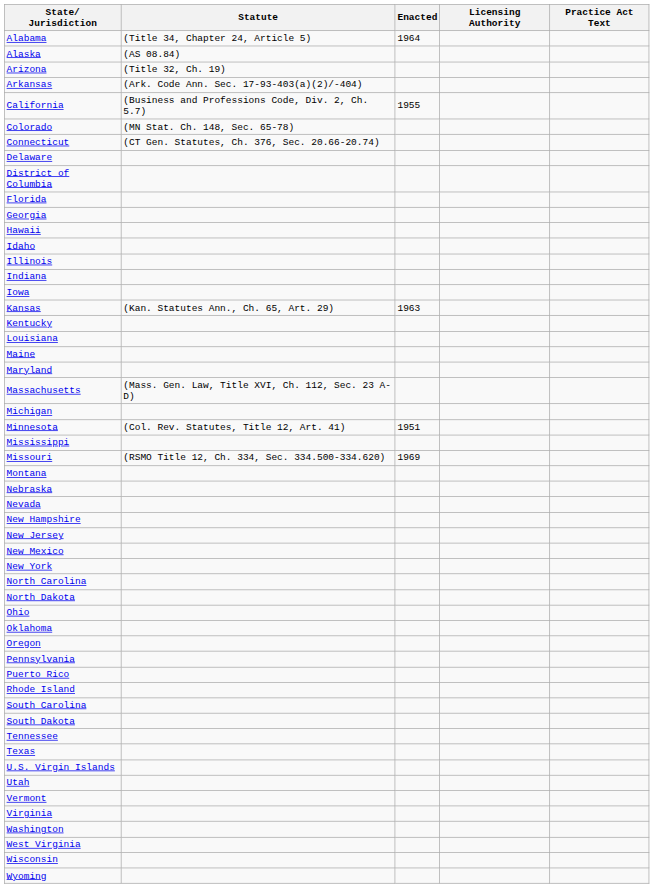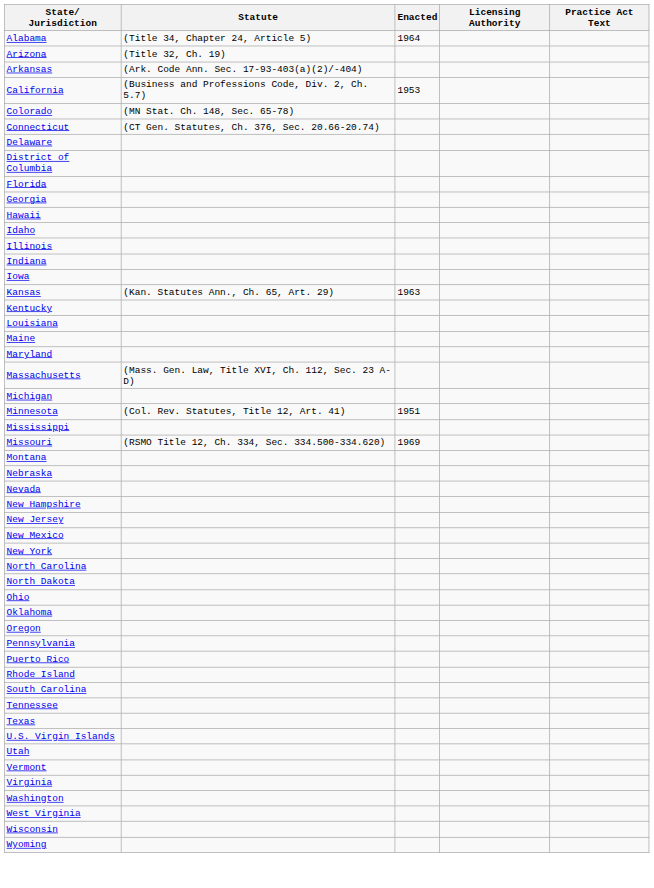- row: (24, 54)
(409, 106) 1955 -> (409, 90) 1953
- row: (41, 721)
